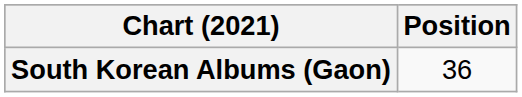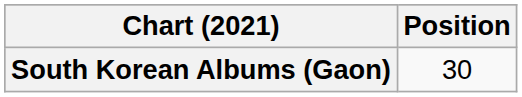(457, 69) 36 -> (457, 69) 30
